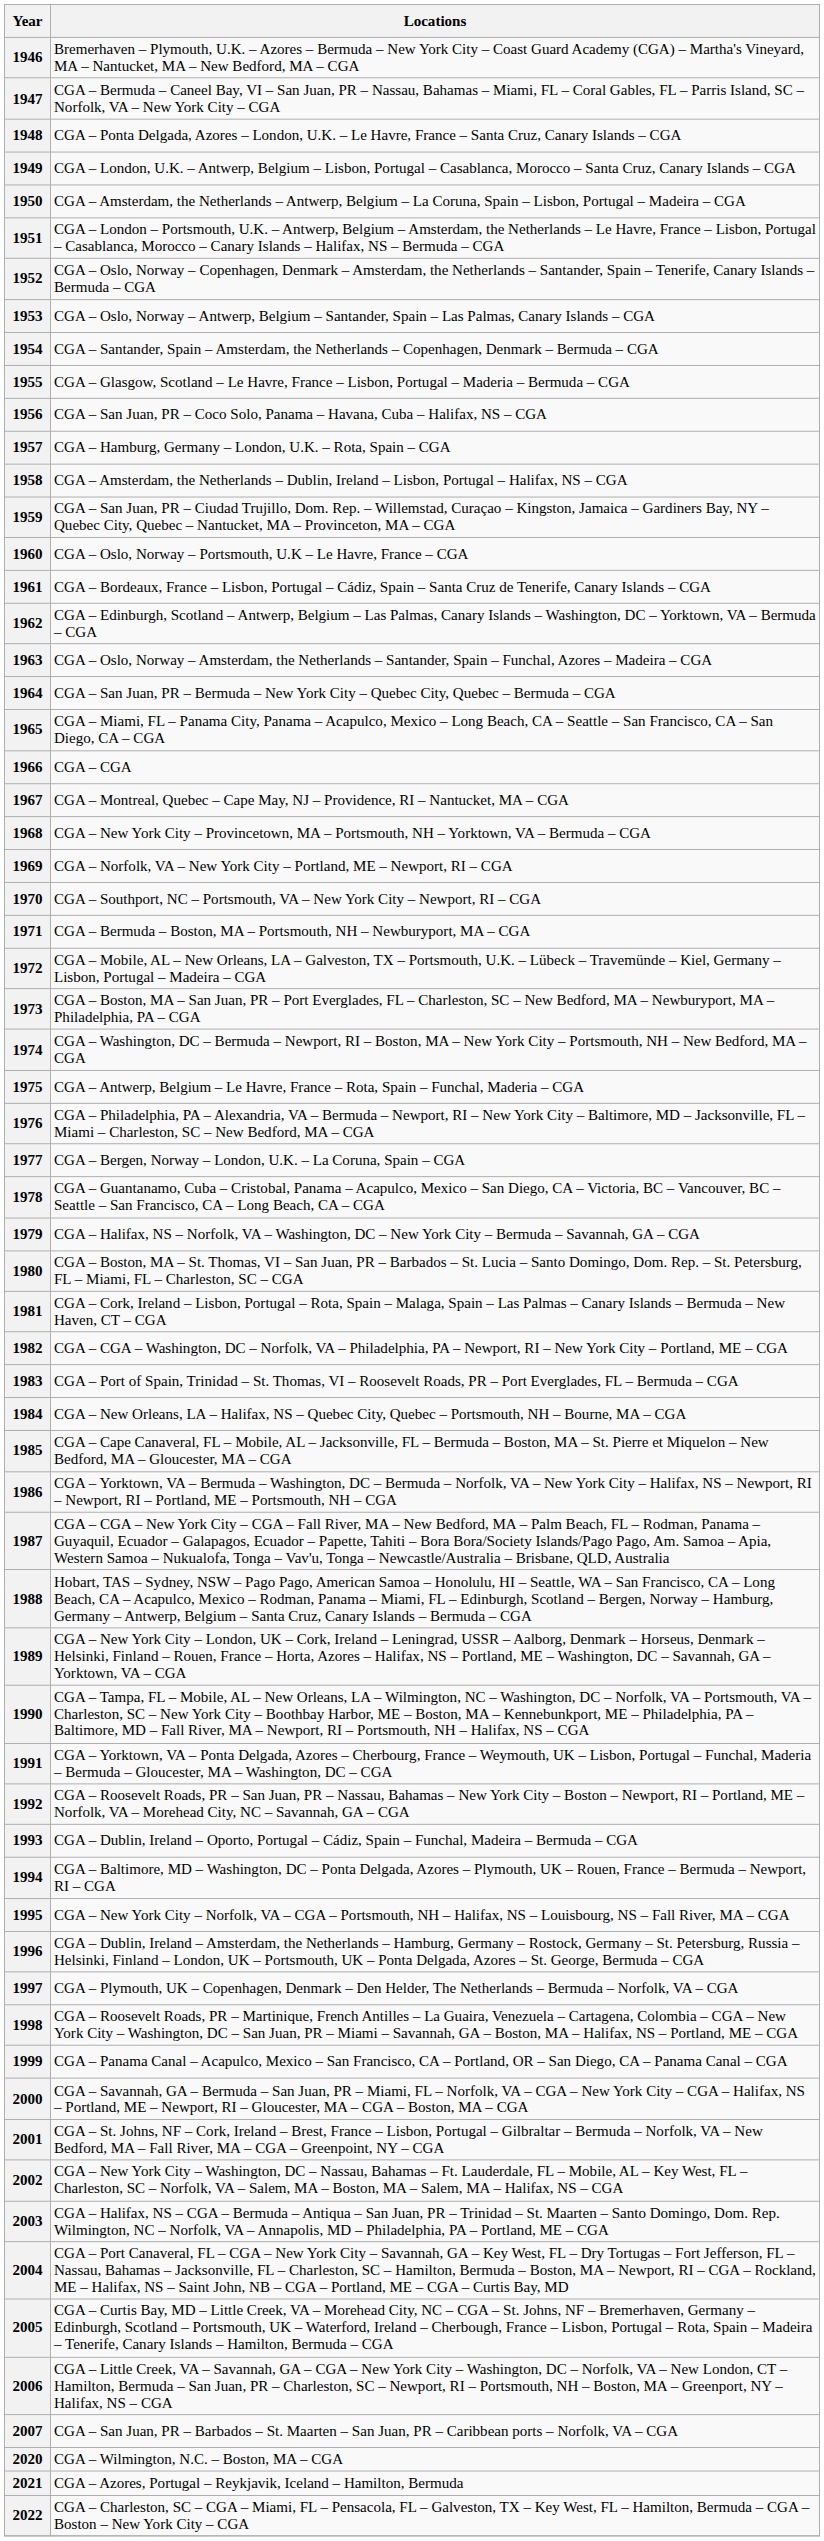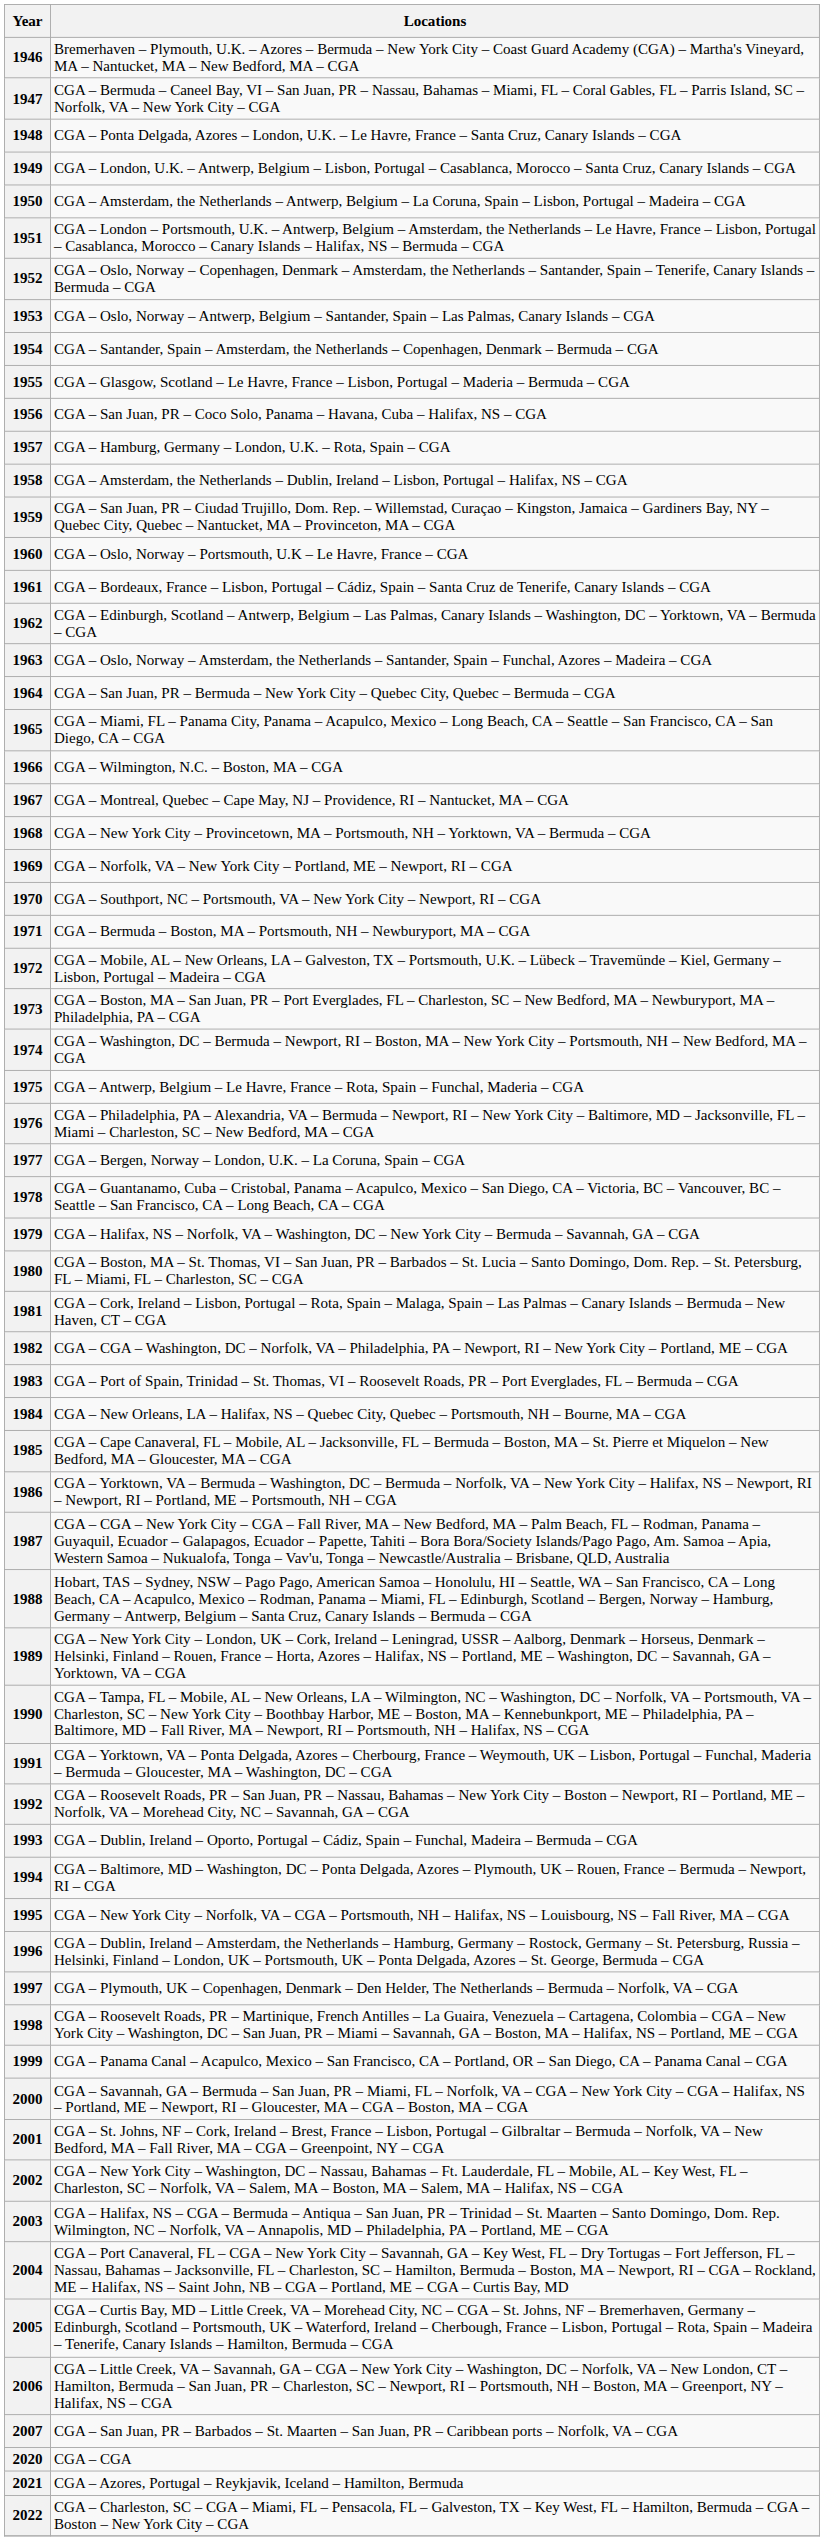(93, 766) CGA – CGA -> (199, 766) CGA – Wilmington, N.C. – Boston, MA – CGA
(199, 2459) CGA – Wilmington, N.C. – Boston, MA – CGA -> (93, 2459) CGA – CGA
